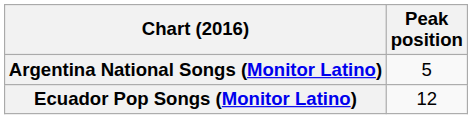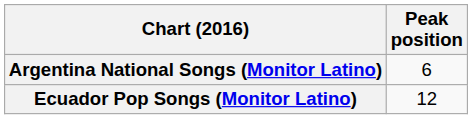(427, 69) 5 -> (427, 69) 6
